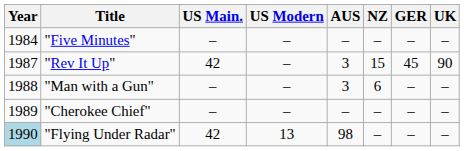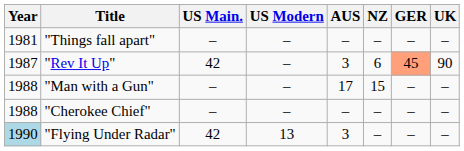+ row: (100, 39)
- row: (90, 39)
(378, 63) 15 -> (378, 63) 6
(411, 63) no background -> (411, 63) lightsalmon background
(345, 87) 3 -> (345, 87) 17
(378, 87) 6 -> (378, 87) 15
(23, 110) 1989 -> (23, 110) 1988
(345, 134) 98 -> (345, 134) 3
